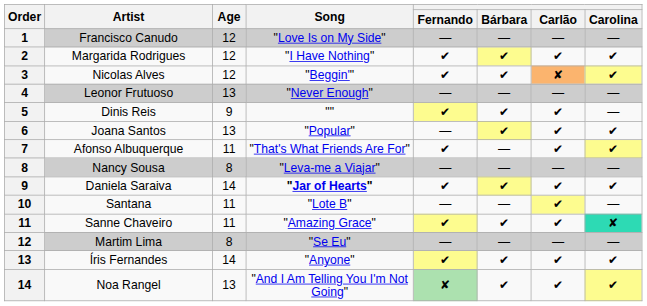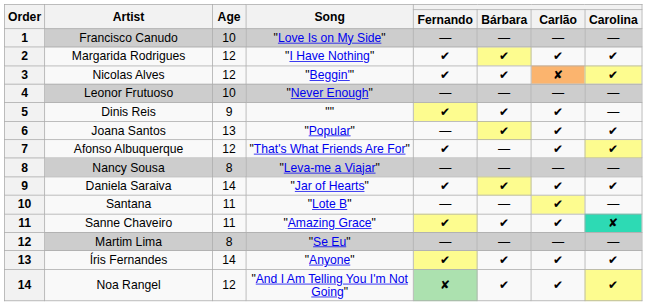(229, 38) 12 -> (229, 38) 10
(229, 93) 13 -> (229, 93) 10
(229, 149) 11 -> (229, 149) 12
(330, 186) bold -> (330, 186) normal
(229, 285) 13 -> (229, 285) 12
